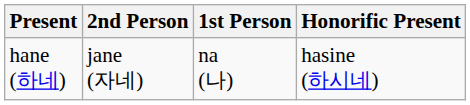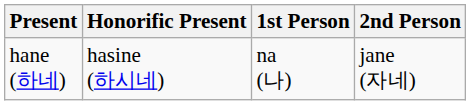columns swapped: (381, 21) <-> (138, 21)
